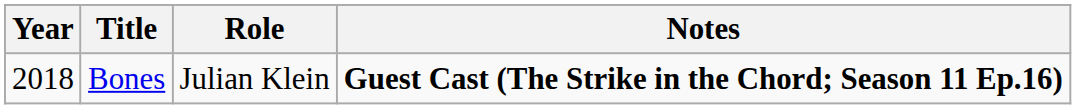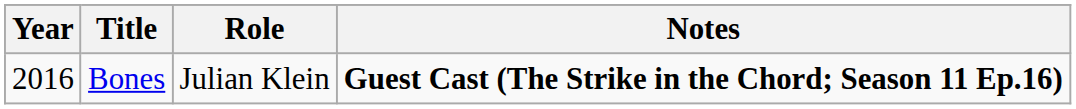(43, 77) 2018 -> (43, 77) 2016
